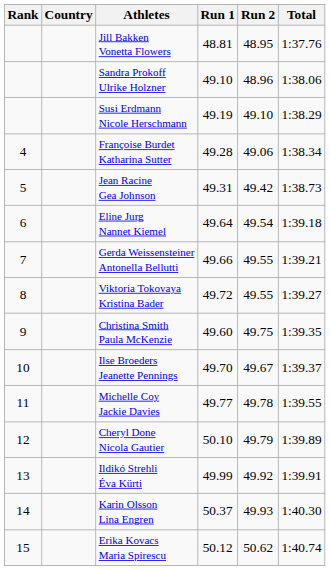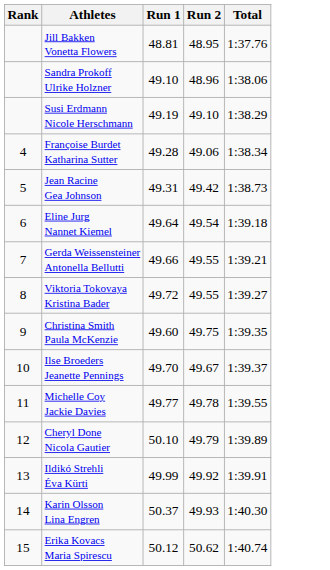- column: (69, 15)
